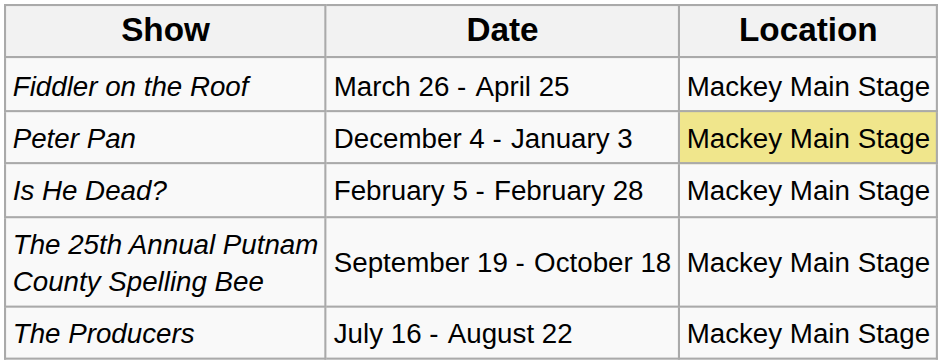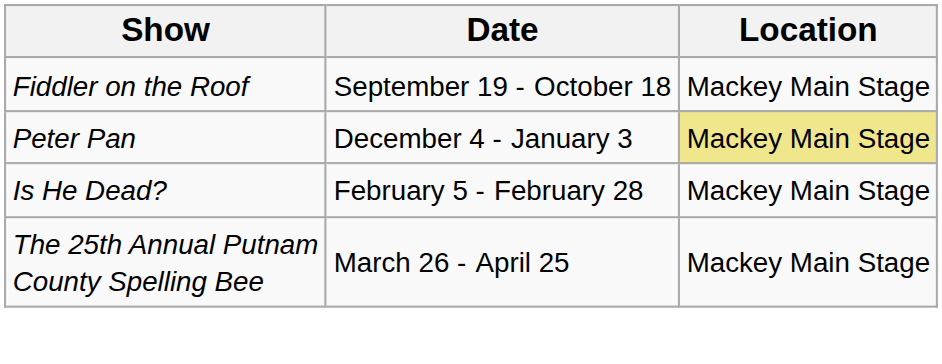(452, 83) March 26 - April 25 -> (503, 83) September 19 - October 18
(503, 260) September 19 - October 18 -> (452, 260) March 26 - April 25
- row: (104, 332)
